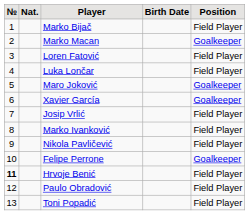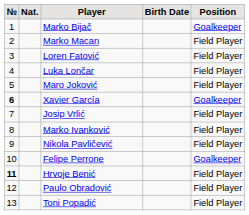(218, 27) Field Player -> (217, 27) Goalkeeper
(217, 41) Goalkeeper -> (218, 41) Field Player
(217, 85) Goalkeeper -> (218, 85) Field Player
(12, 100) normal -> (12, 100) bold
